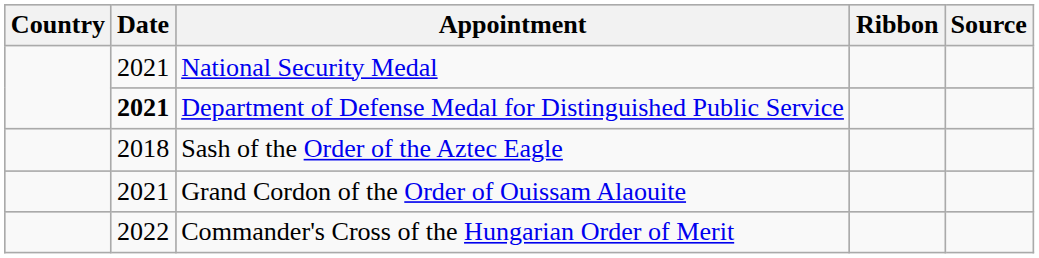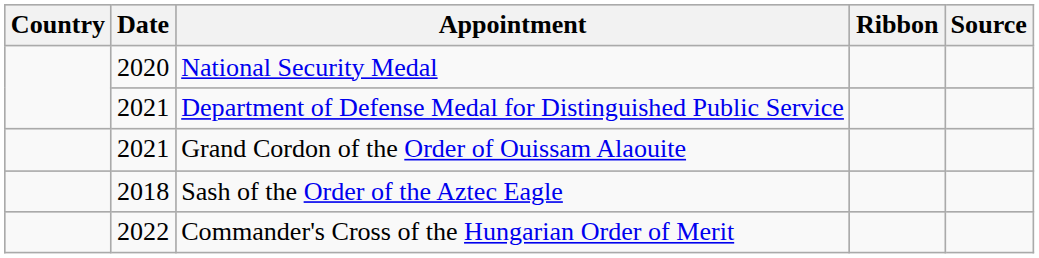(143, 66) 2021 -> (143, 66) 2020
(143, 107) bold -> (143, 107) normal
rows swapped: (372, 149) <-> (434, 190)
